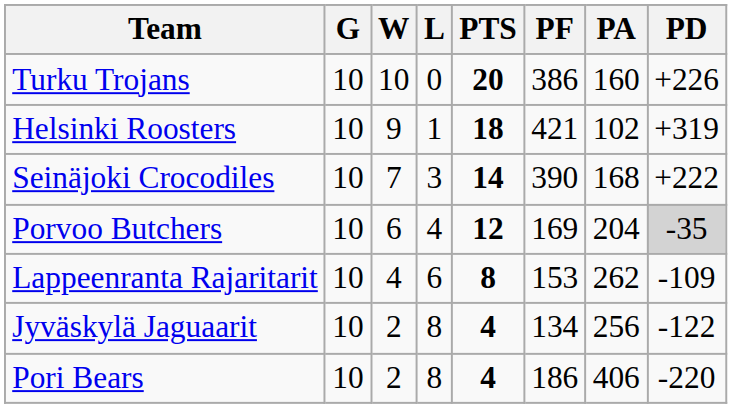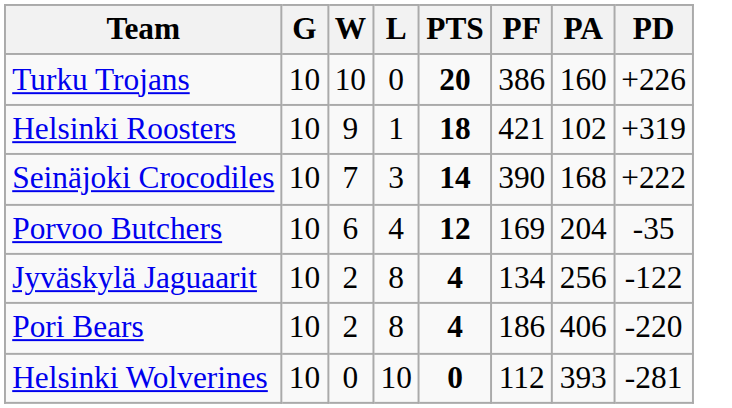(687, 228) lightgrey background -> (654, 228) no background
- row: (165, 278)
+ row: (140, 377)
